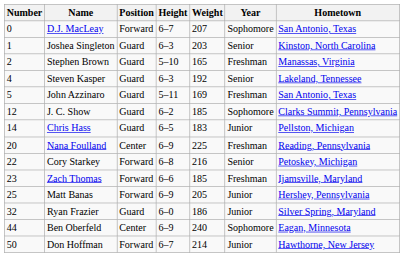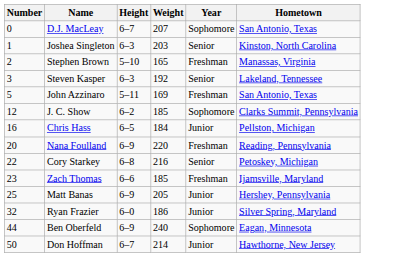- column: (137, 12)
(9, 79) 4 -> (9, 79) 3
(12, 128) 14 -> (12, 128) 16
(200, 128) 183 -> (160, 128) 184
(200, 145) 225 -> (160, 145) 220
